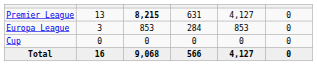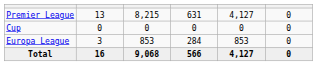(147, 15) bold -> (147, 15) normal
rows swapped: (14, 41) <-> (38, 28)
